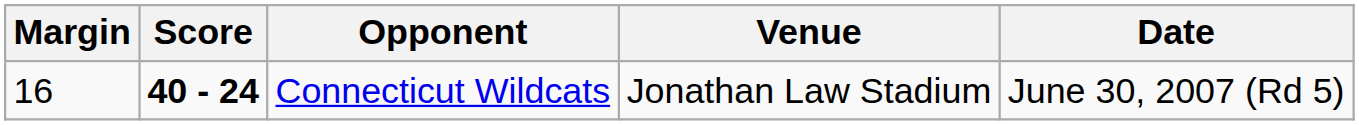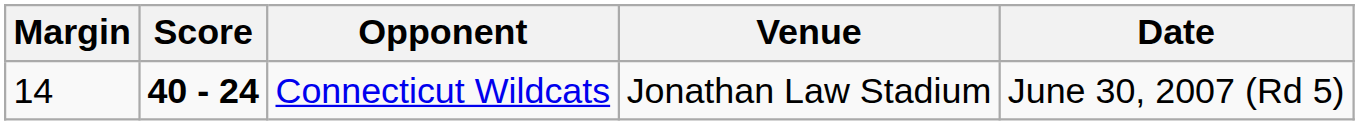(33, 89) 16 -> (33, 89) 14
